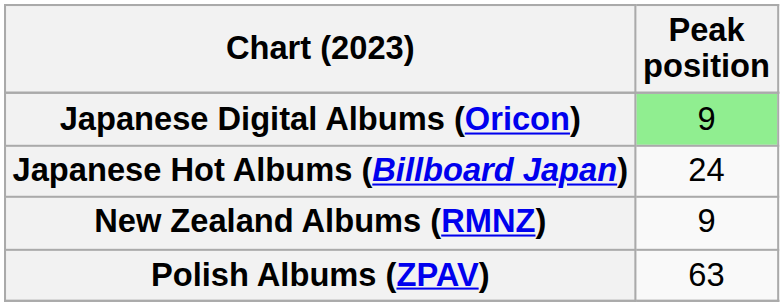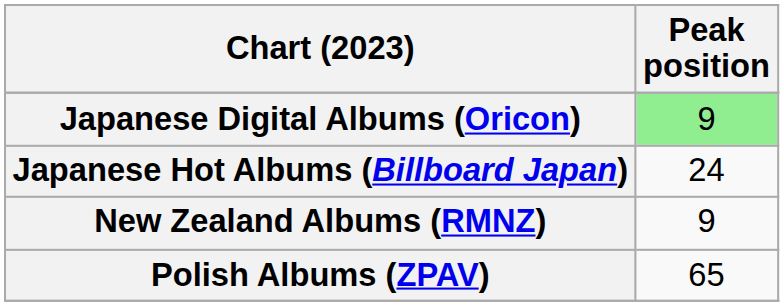(707, 274) 63 -> (707, 274) 65
